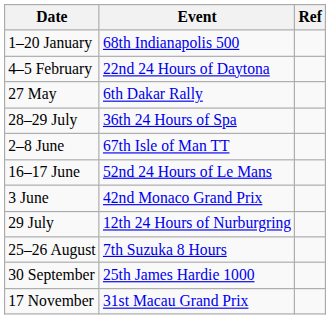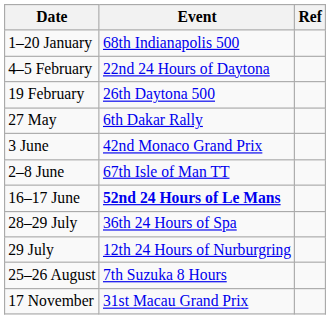+ row: (46, 94)
rows swapped: (28, 197) <-> (43, 120)
(187, 171) normal -> (192, 197) bold
- row: (51, 275)
